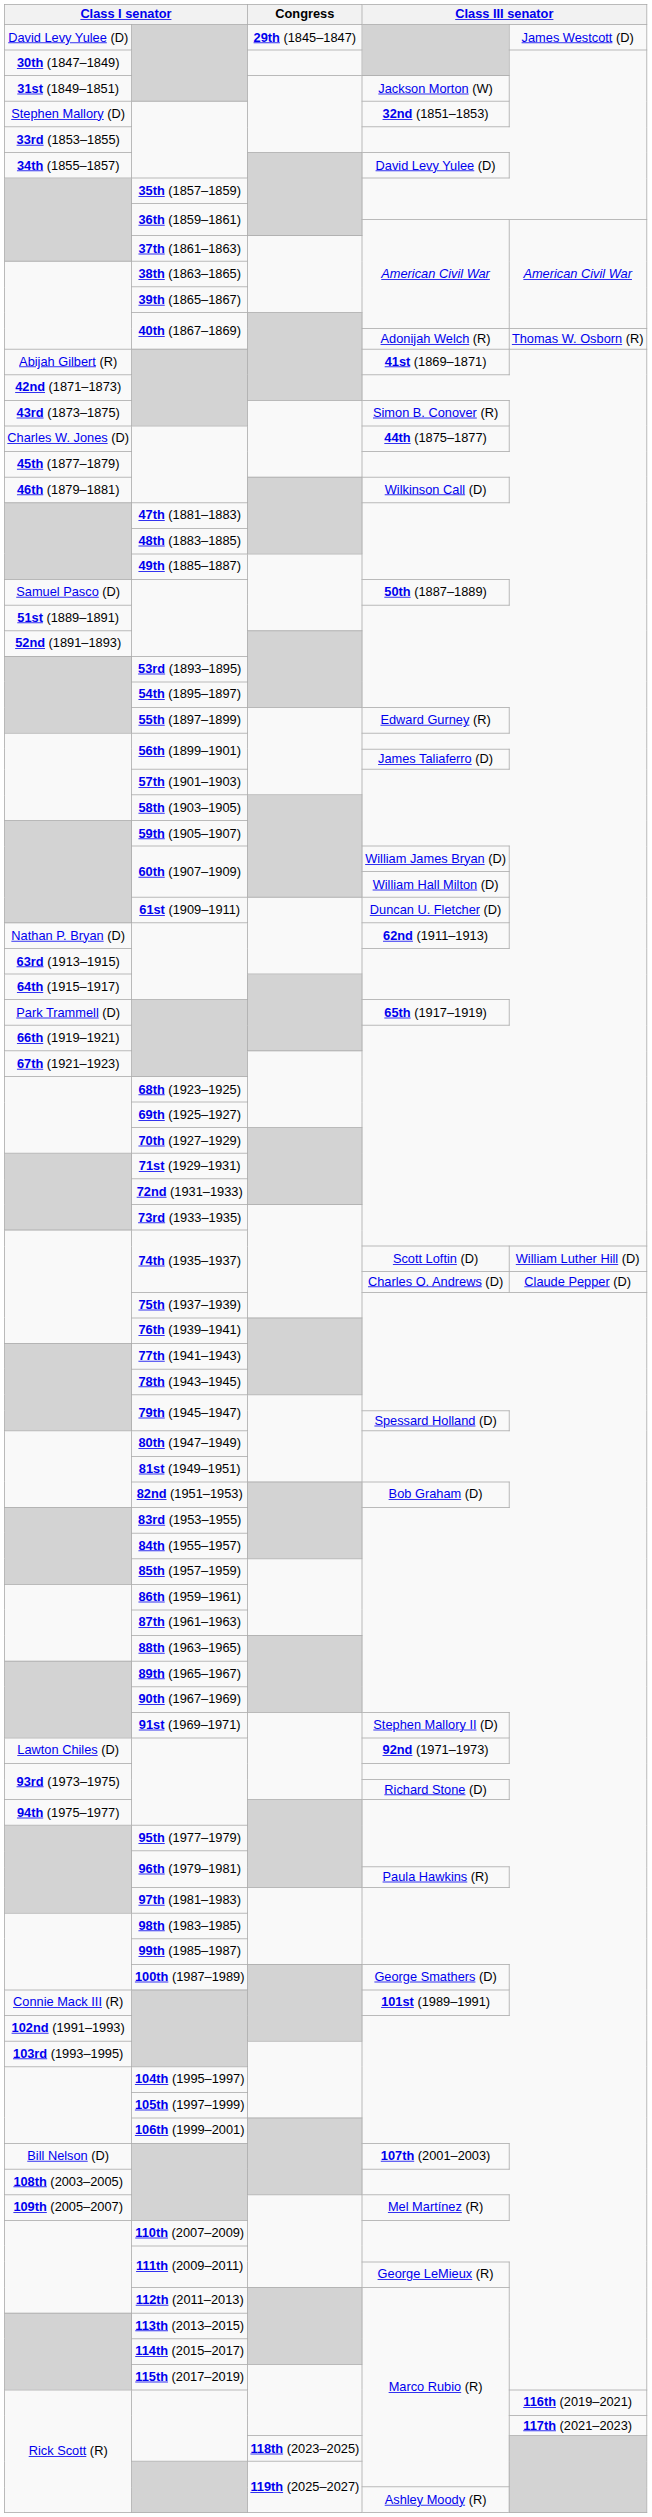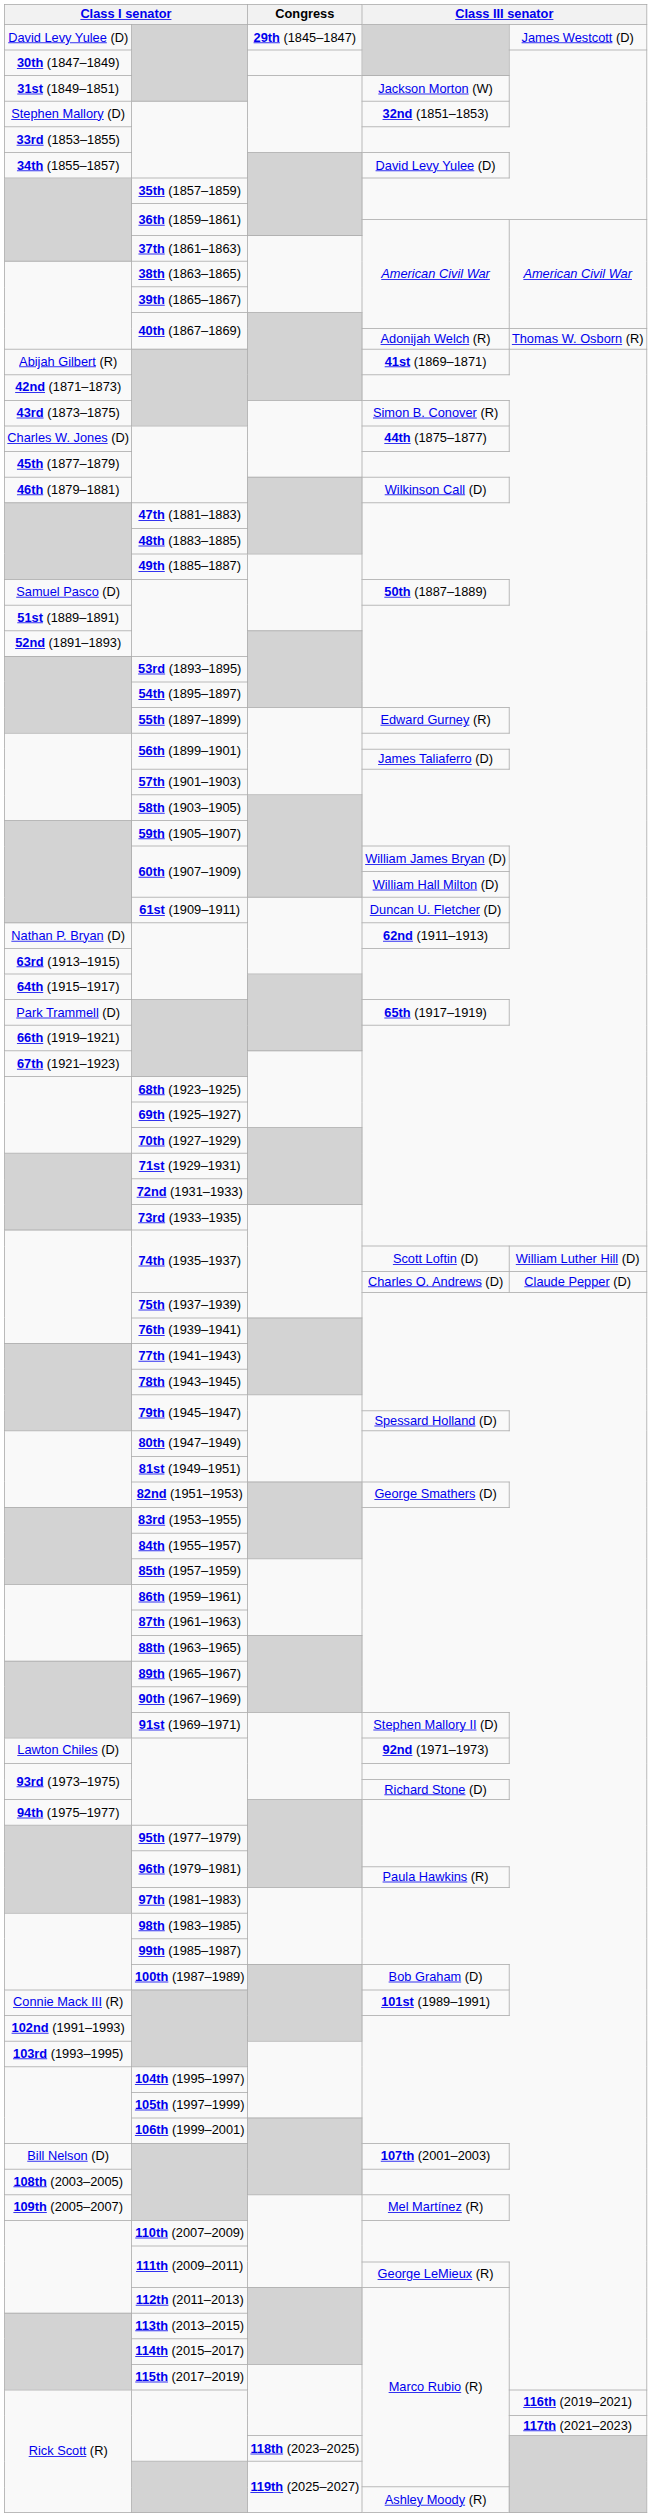(436, 1494) Bob Graham (D) -> (436, 1494) George Smathers (D)
(436, 1976) George Smathers (D) -> (436, 1976) Bob Graham (D)
